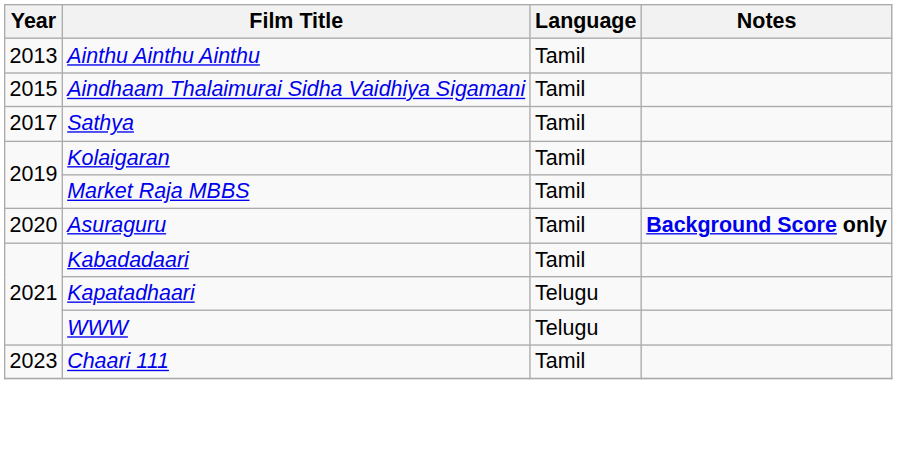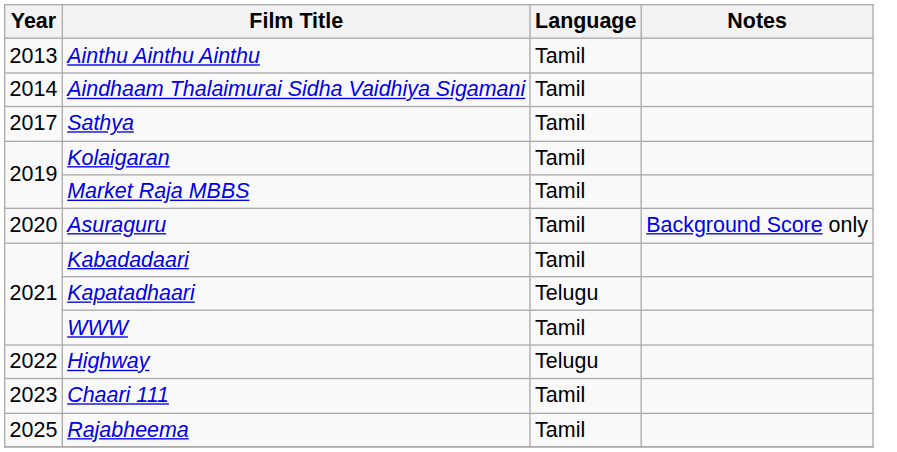(33, 89) 2015 -> (33, 89) 2014
(767, 225) bold -> (757, 225) normal
(567, 327) Telugu -> (560, 327) Tamil
+ row: (108, 361)
+ row: (128, 429)
